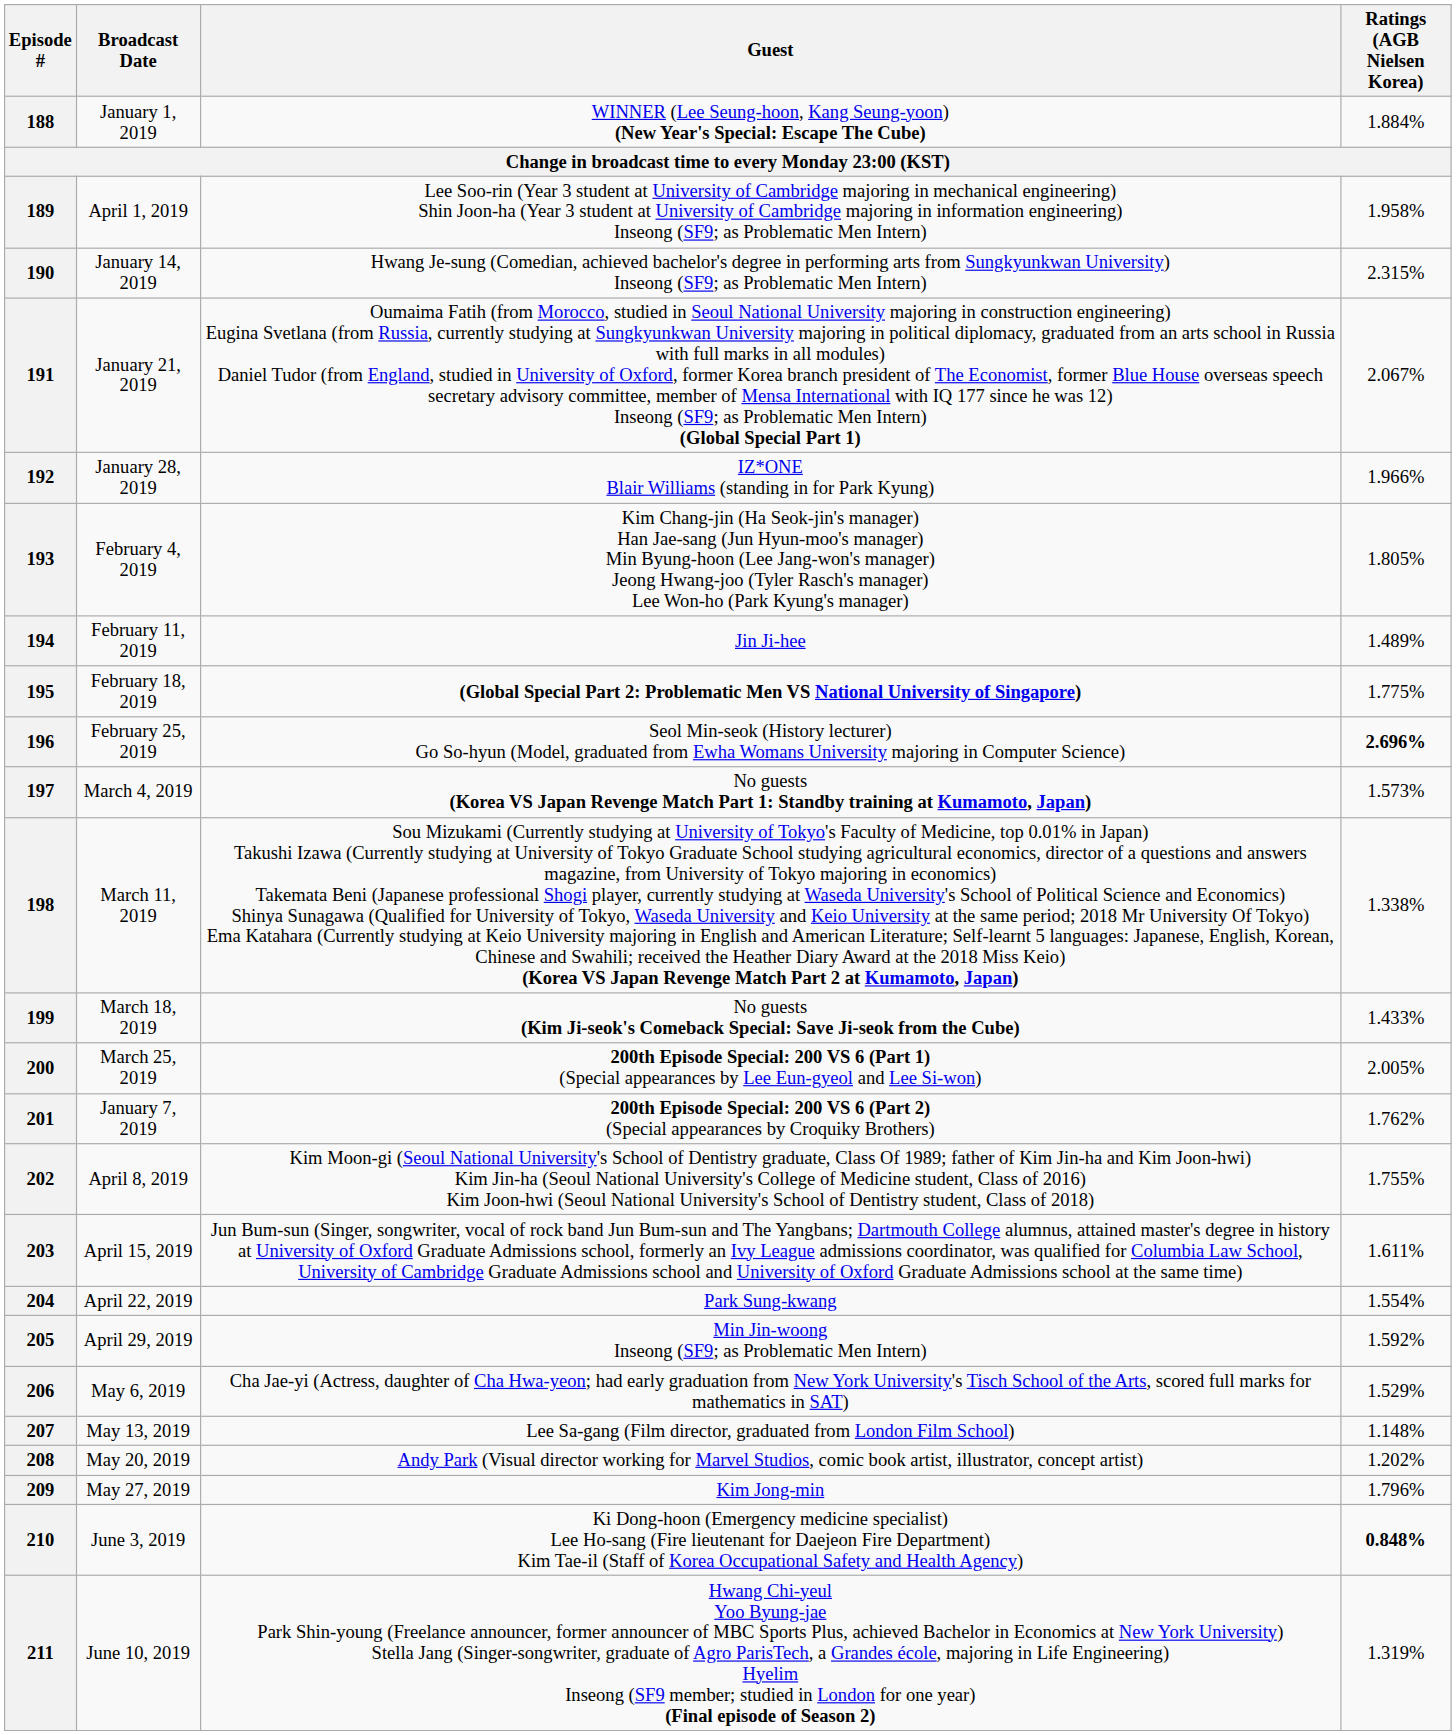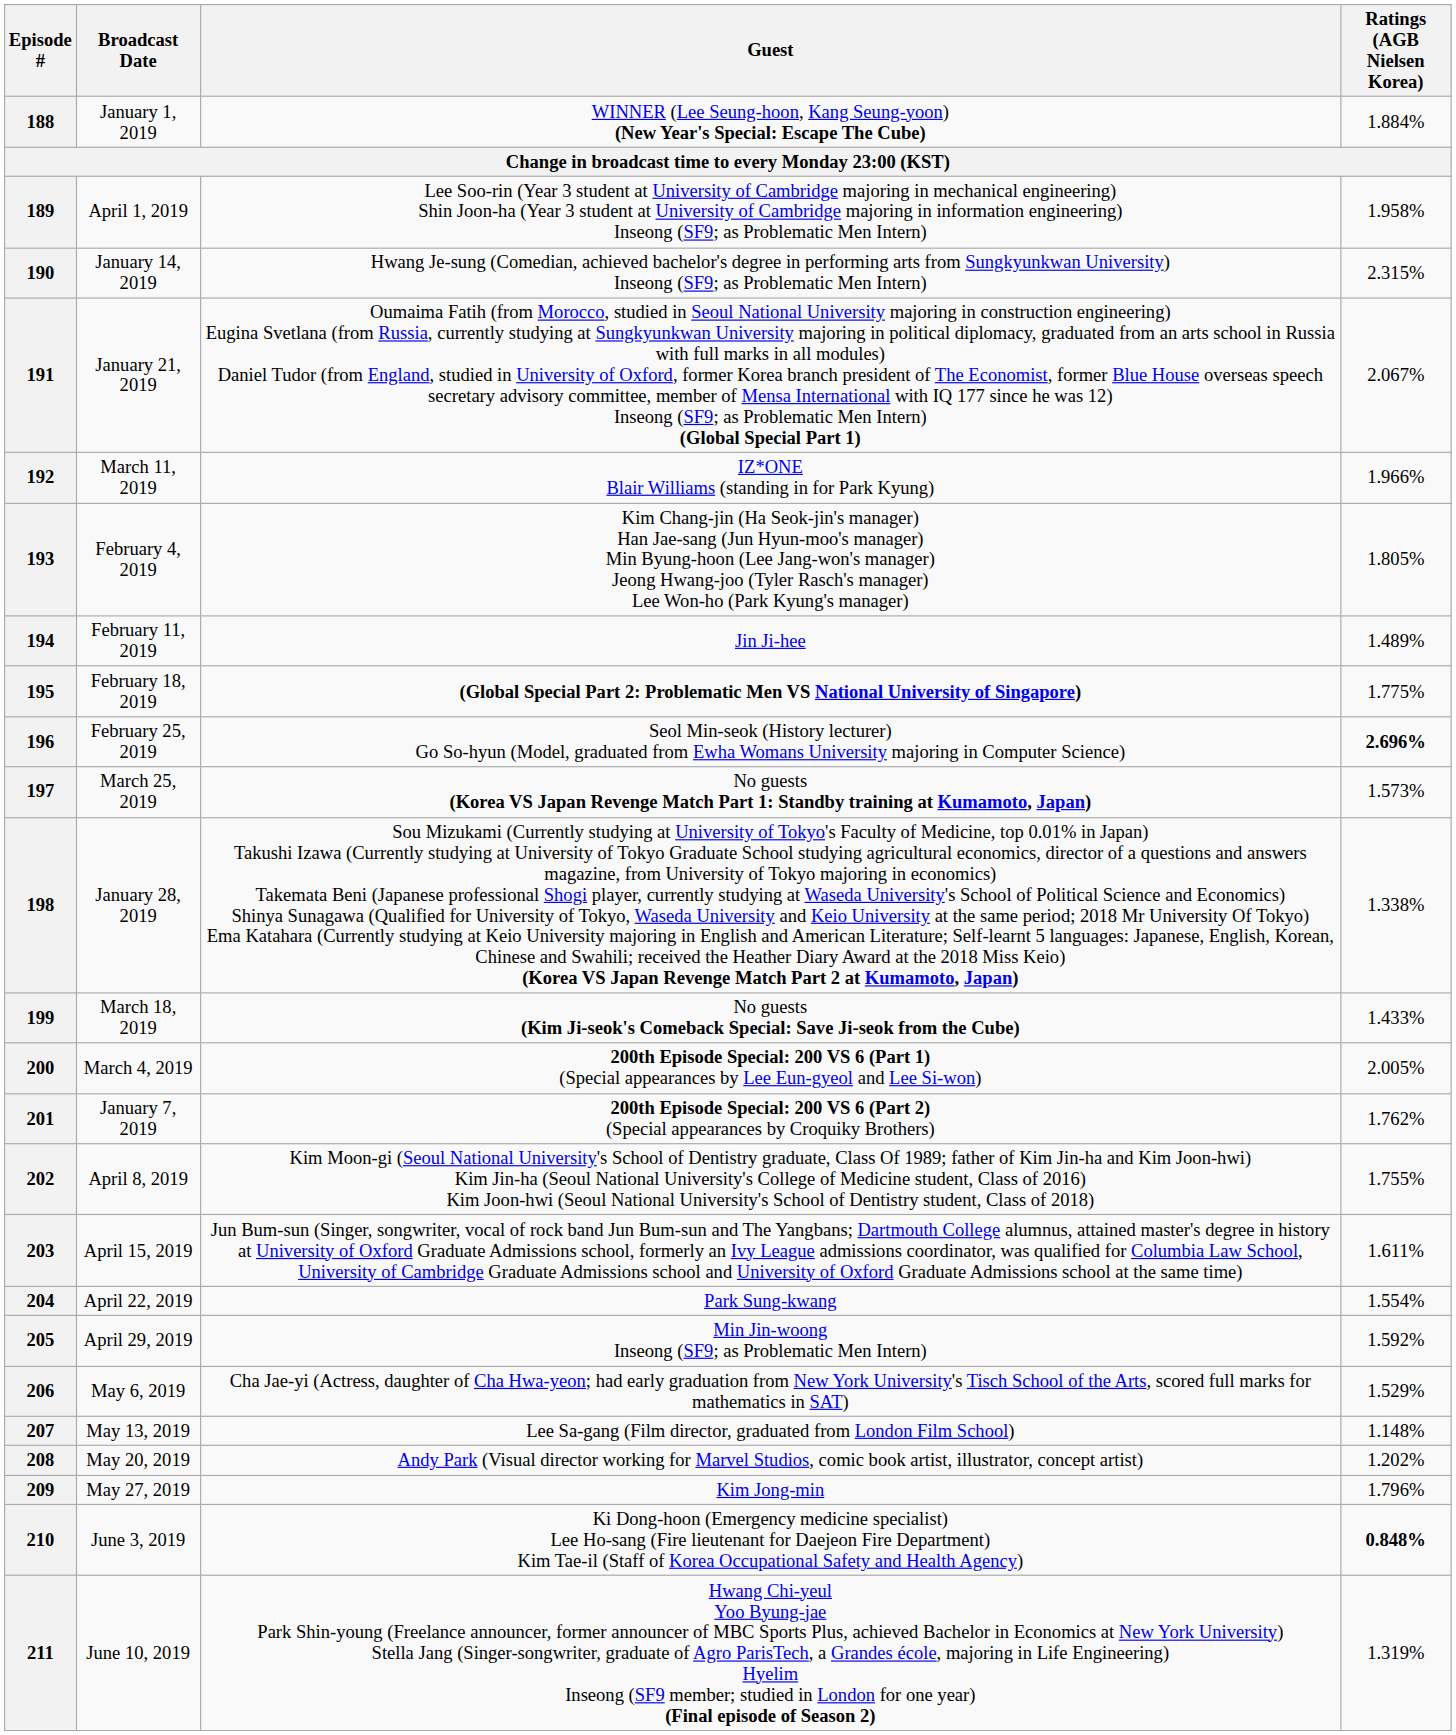(138, 477) January 28, 2019 -> (138, 477) March 11, 2019
(138, 791) March 4, 2019 -> (138, 791) March 25, 2019
(138, 904) March 11, 2019 -> (138, 904) January 28, 2019
(138, 1068) March 25, 2019 -> (138, 1068) March 4, 2019
